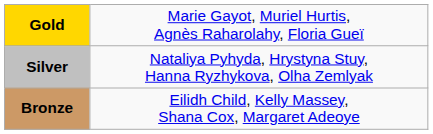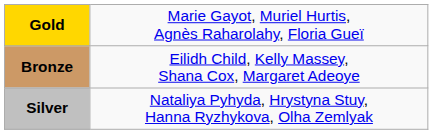rows swapped: (47, 66) <-> (47, 108)
